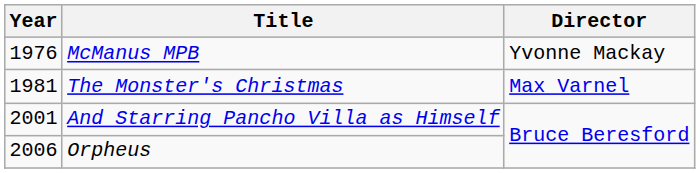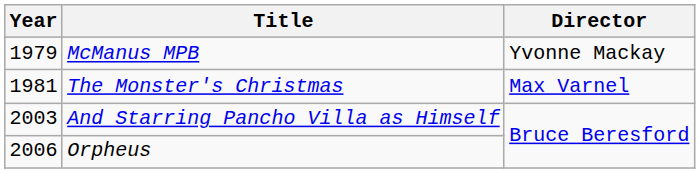(34, 54) 1976 -> (34, 54) 1979
(34, 119) 2001 -> (34, 119) 2003
